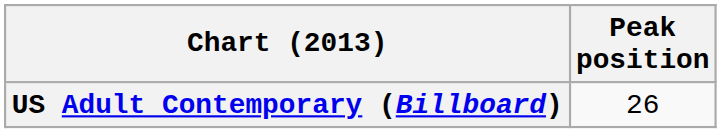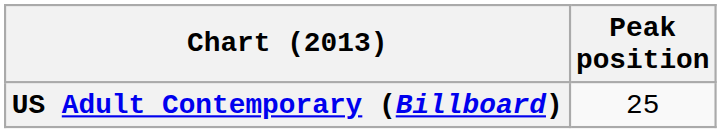(643, 105) 26 -> (643, 105) 25
